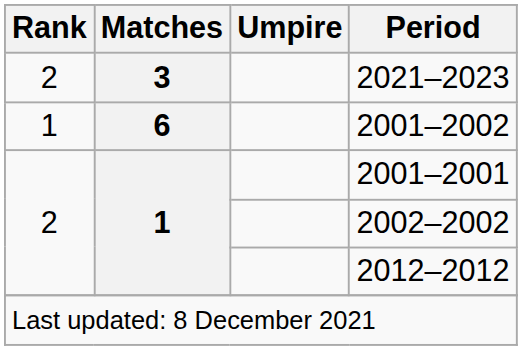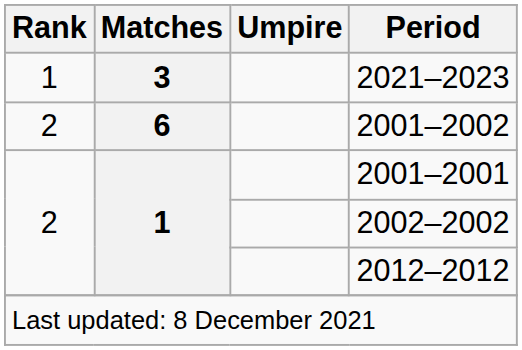(49, 77) 2 -> (49, 77) 1
(49, 125) 1 -> (49, 125) 2
